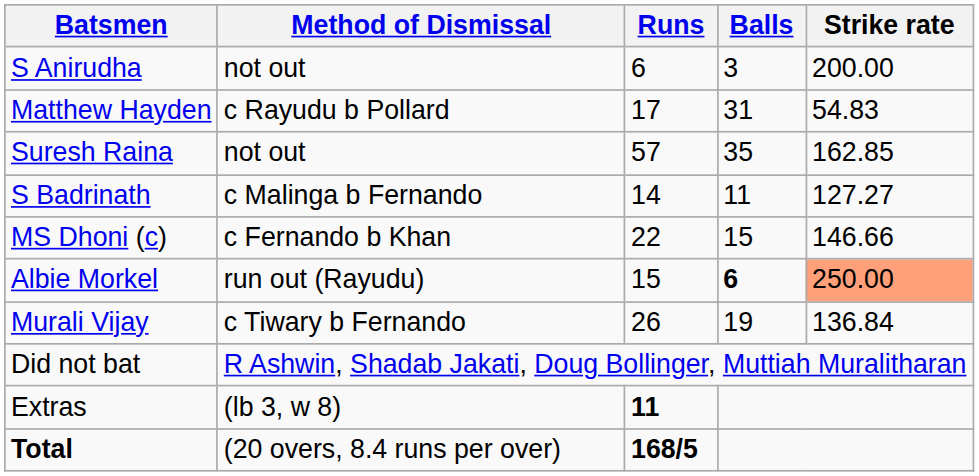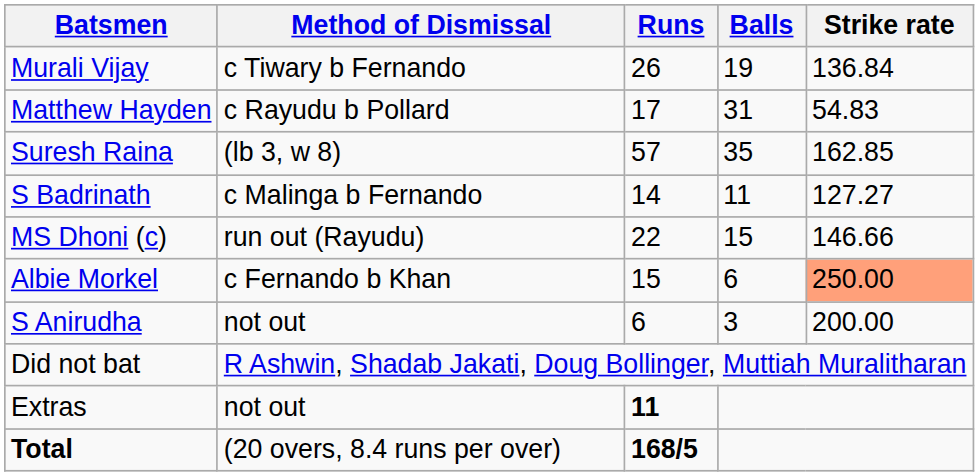rows swapped: (80, 322) <-> (76, 68)
(265, 152) not out -> (282, 152) (lb 3, w 8)
(337, 237) c Fernando b Khan -> (324, 237) run out (Rayudu)
(324, 279) run out (Rayudu) -> (337, 279) c Fernando b Khan
(731, 279) bold -> (731, 279) normal
(282, 407) (lb 3, w 8) -> (265, 407) not out
